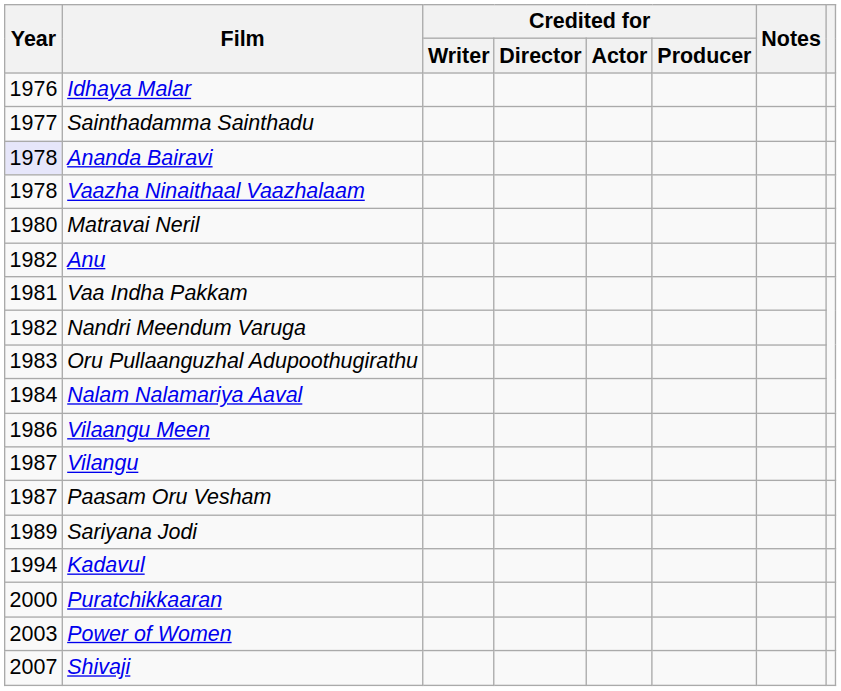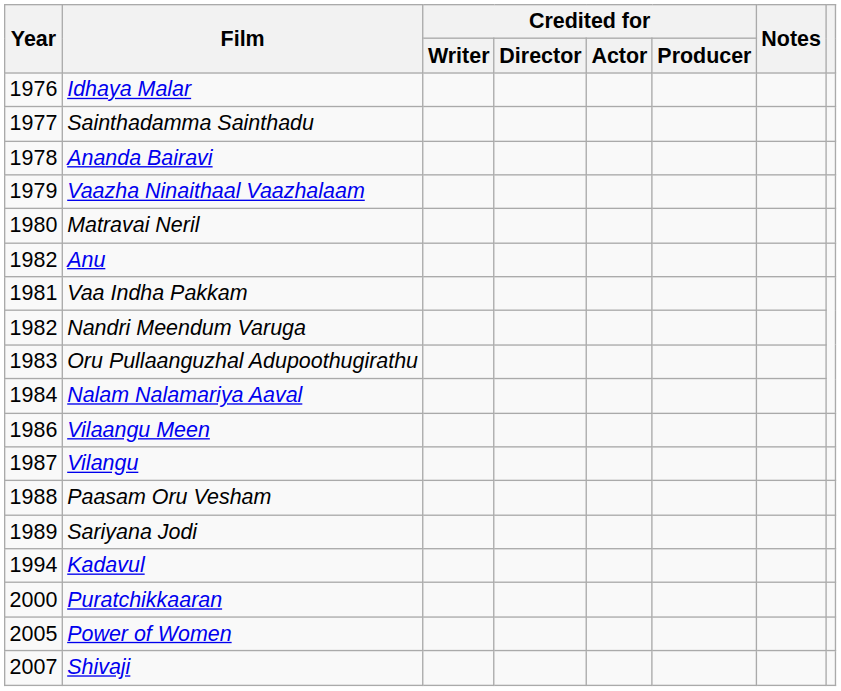(33, 157) lavender background -> (33, 157) no background
(33, 191) 1978 -> (33, 191) 1979
(33, 497) 1987 -> (33, 497) 1988
(33, 633) 2003 -> (33, 633) 2005
